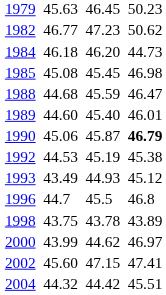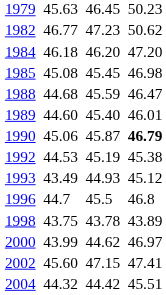(145, 51) 44.73 -> (145, 51) 47.20
